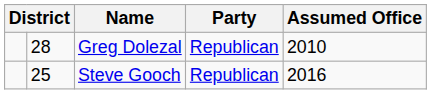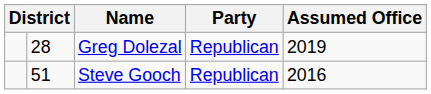(307, 46) 2010 -> (307, 46) 2019
(41, 74) 25 -> (41, 74) 51
